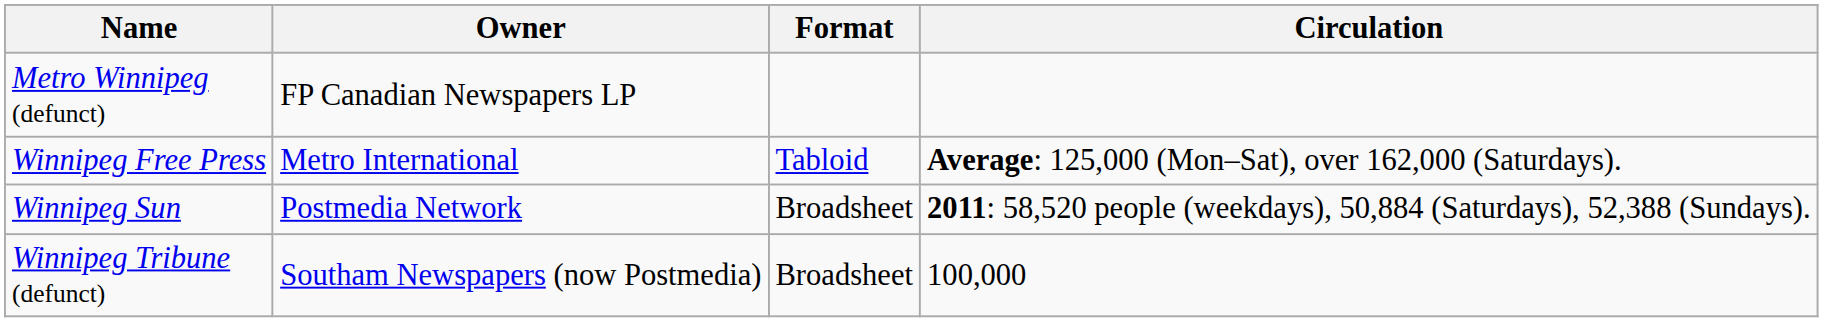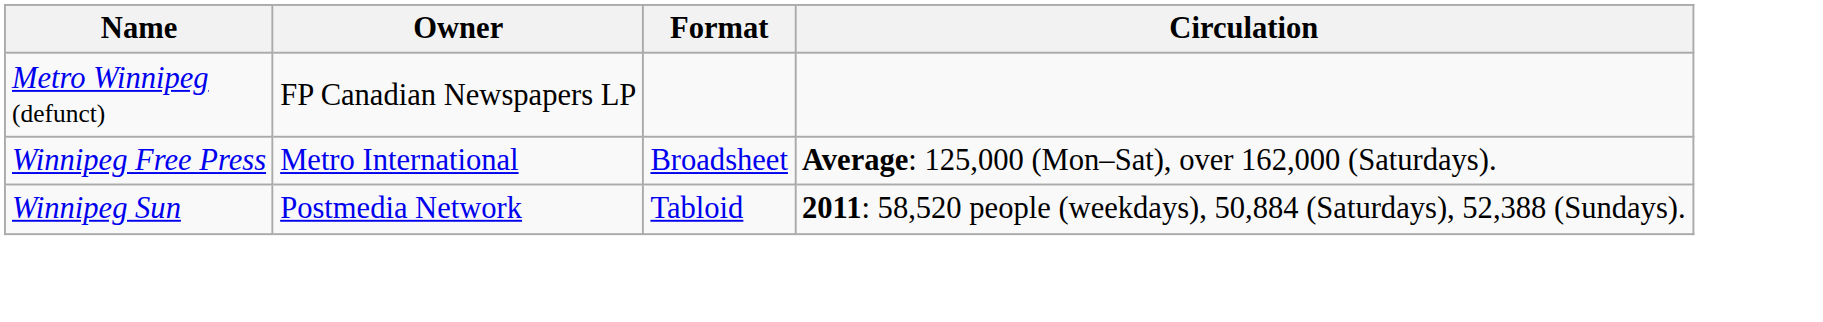(822, 160) Tabloid -> (719, 160) Broadsheet
(844, 208) Broadsheet -> (697, 208) Tabloid
- row: (121, 274)
